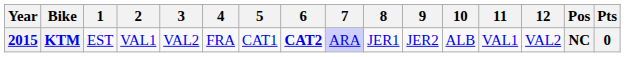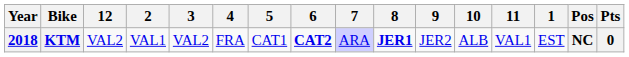columns swapped: (100, 16) <-> (543, 16)
(23, 39) 2015 -> (23, 39) 2018
(383, 39) normal -> (395, 39) bold
